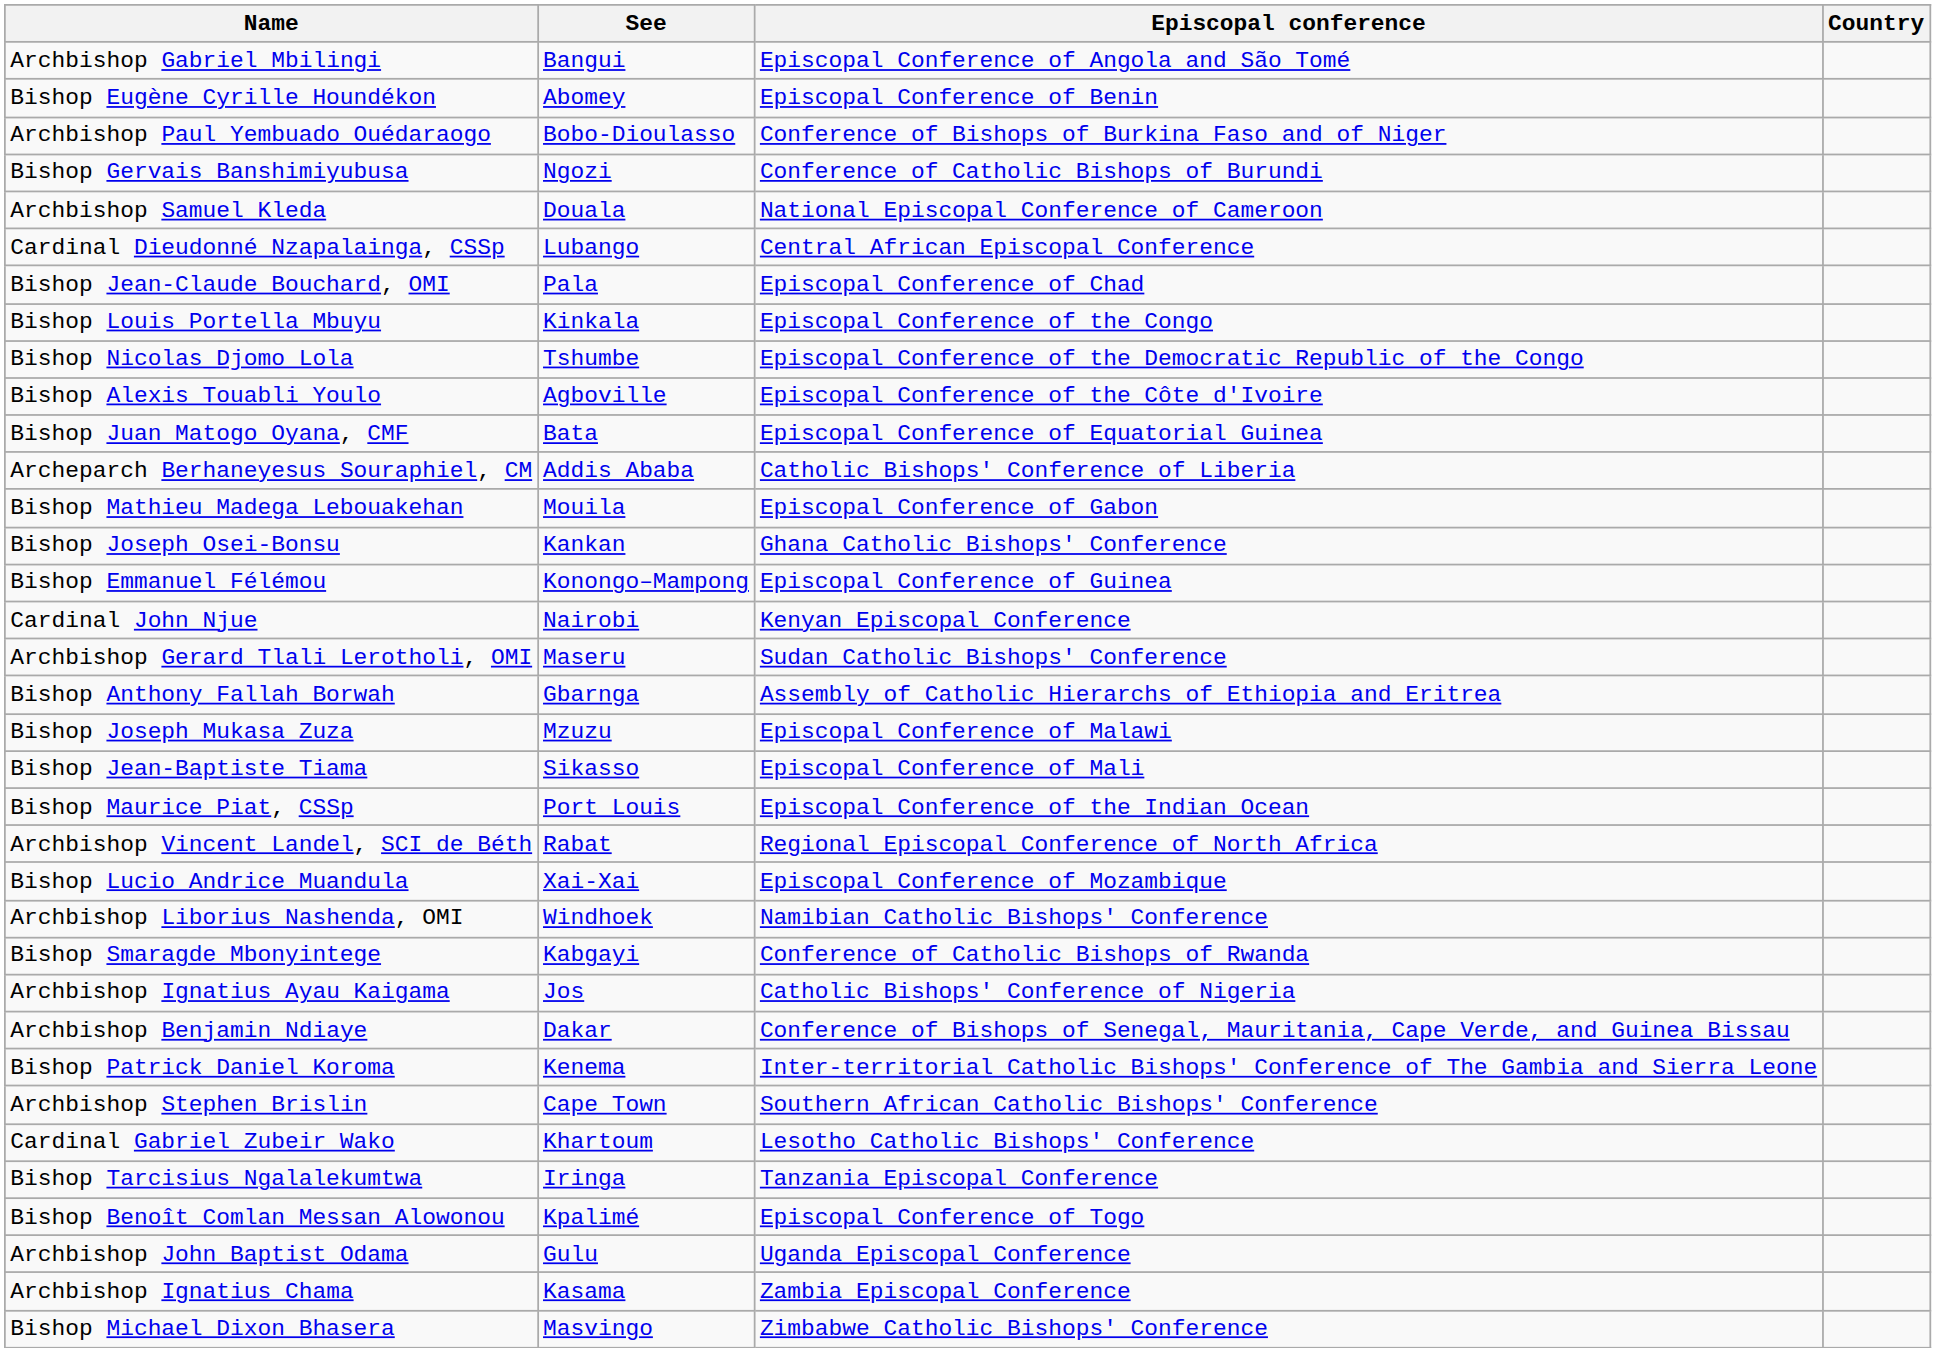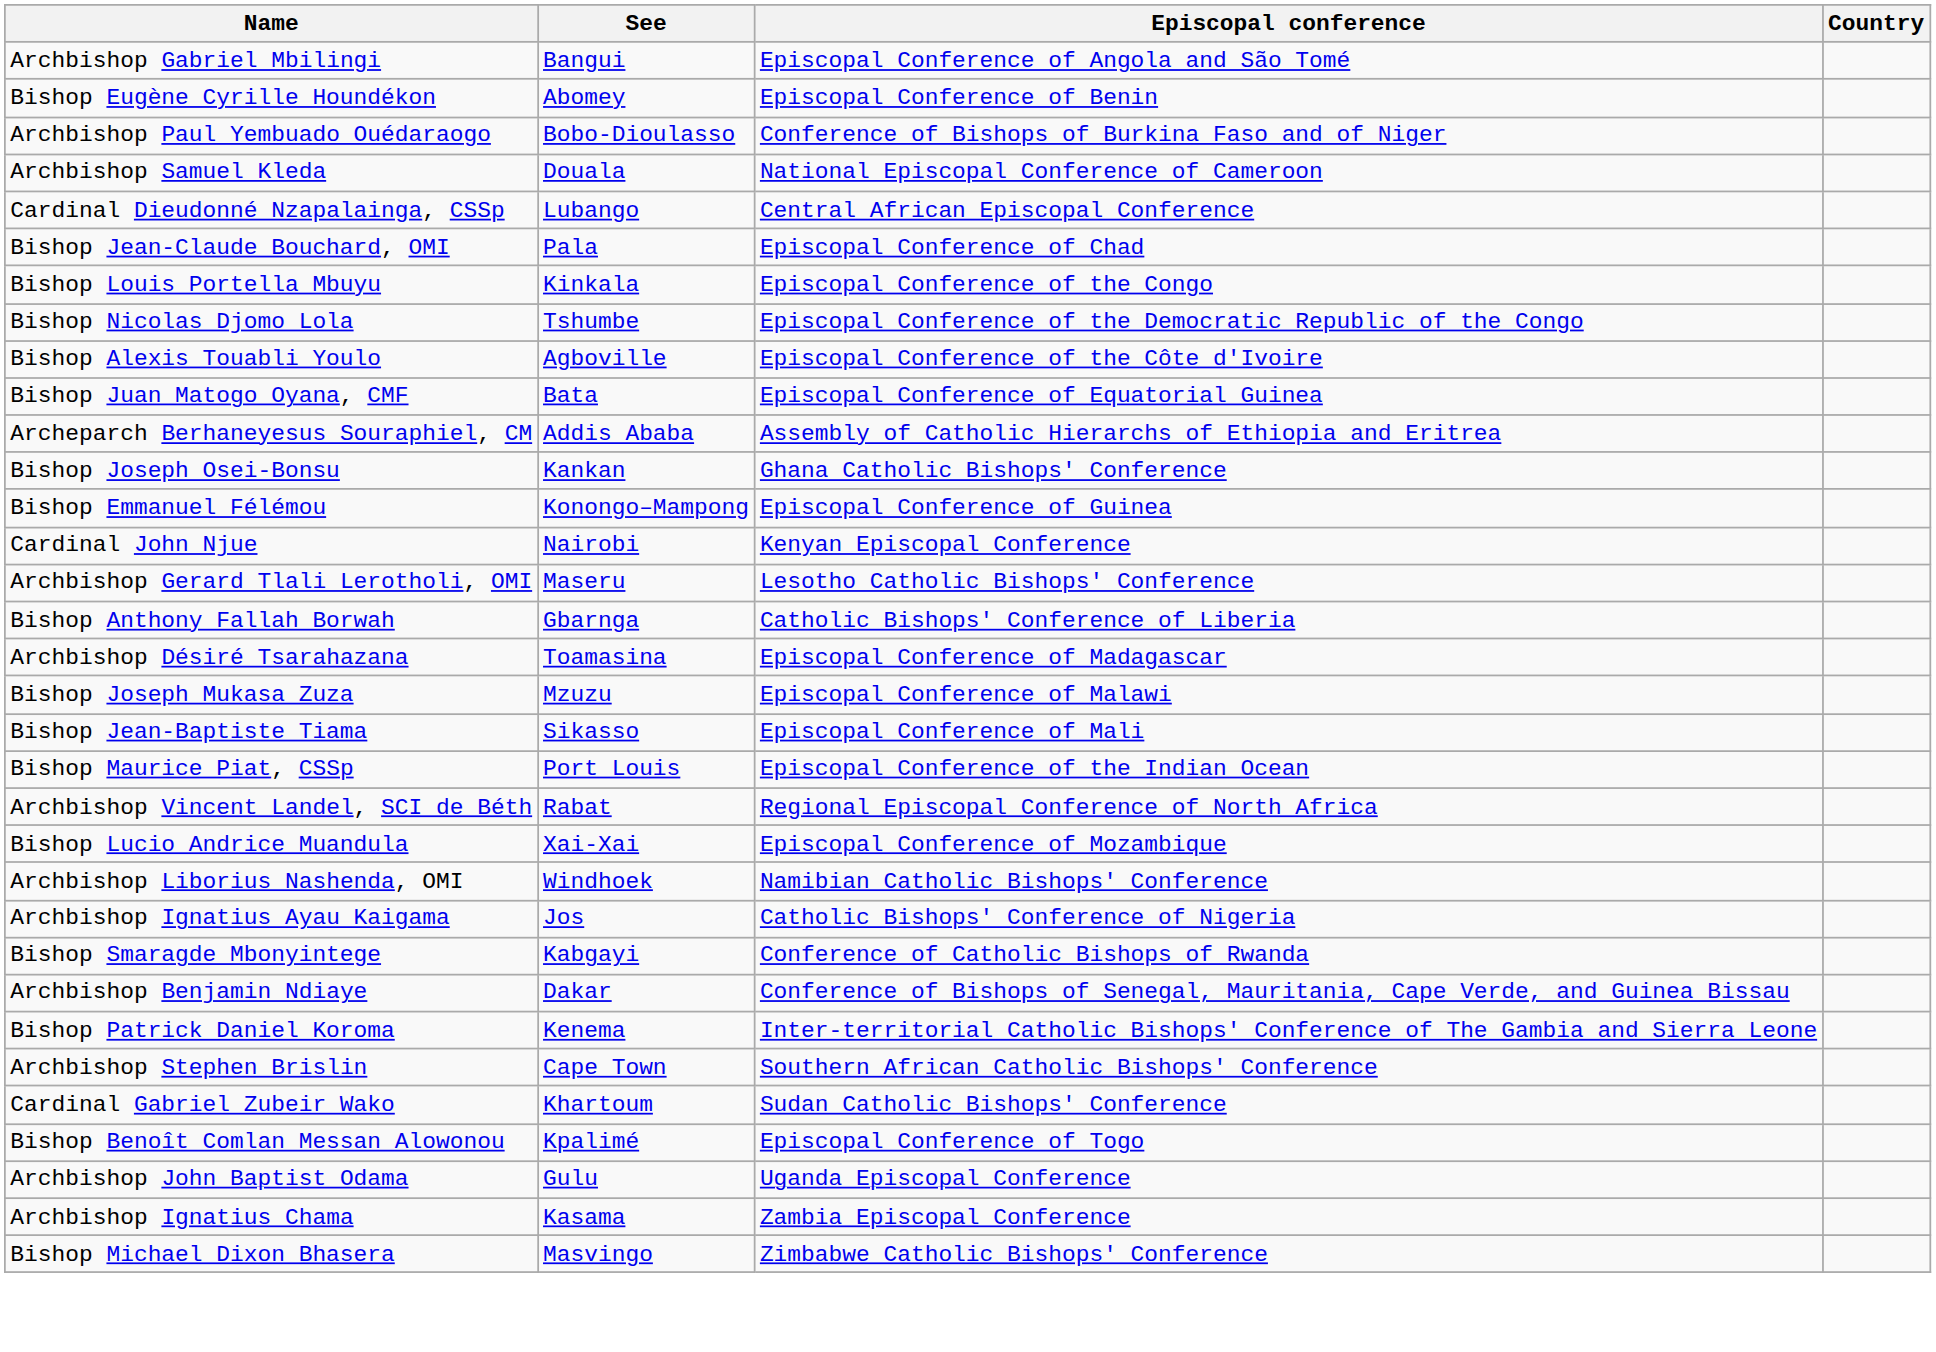- row: (209, 173)
(1028, 471) Catholic Bishops' Conference of Liberia -> (1131, 434) Assembly of Catholic Hierarchs of Ethiopia and Eritrea
- row: (237, 508)
(993, 657) Sudan Catholic Bishops' Conference -> (1007, 583) Lesotho Catholic Bishops' Conference
(1131, 695) Assembly of Catholic Hierarchs of Ethiopia and Eritrea -> (1028, 620) Catholic Bishops' Conference of Liberia
+ row: (209, 657)
rows swapped: (230, 993) <-> (196, 956)
(1007, 1142) Lesotho Catholic Bishops' Conference -> (993, 1105) Sudan Catholic Bishops' Conference
- row: (216, 1180)
